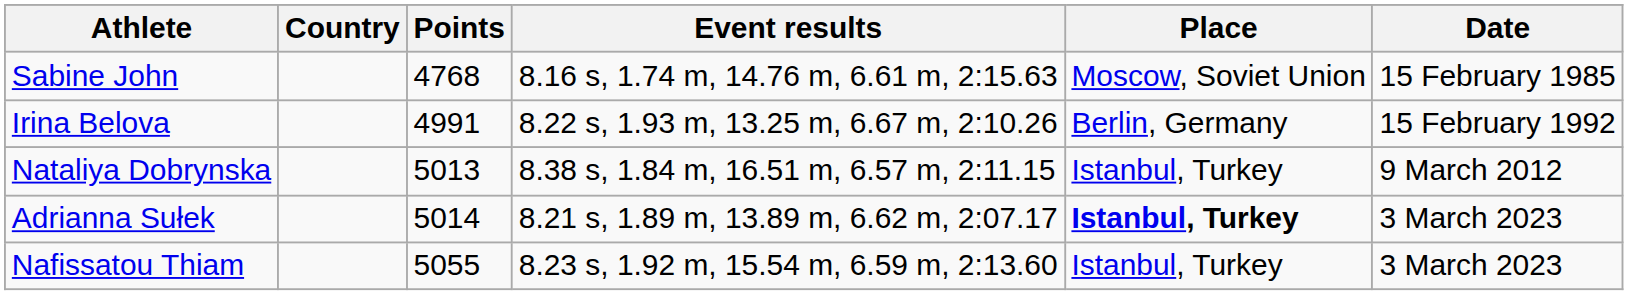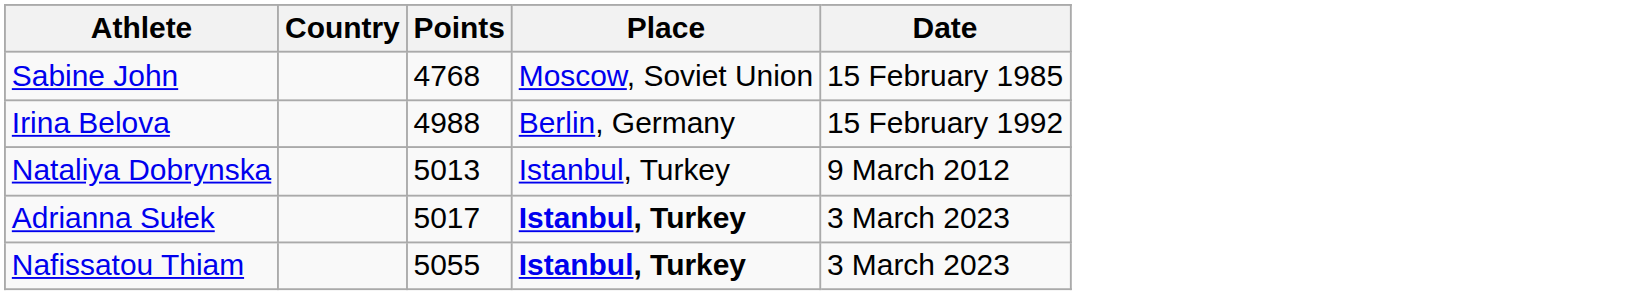- column: (788, 28)
(447, 123) 4991 -> (447, 123) 4988
(447, 218) 5014 -> (447, 218) 5017
(1177, 265) normal -> (632, 265) bold
